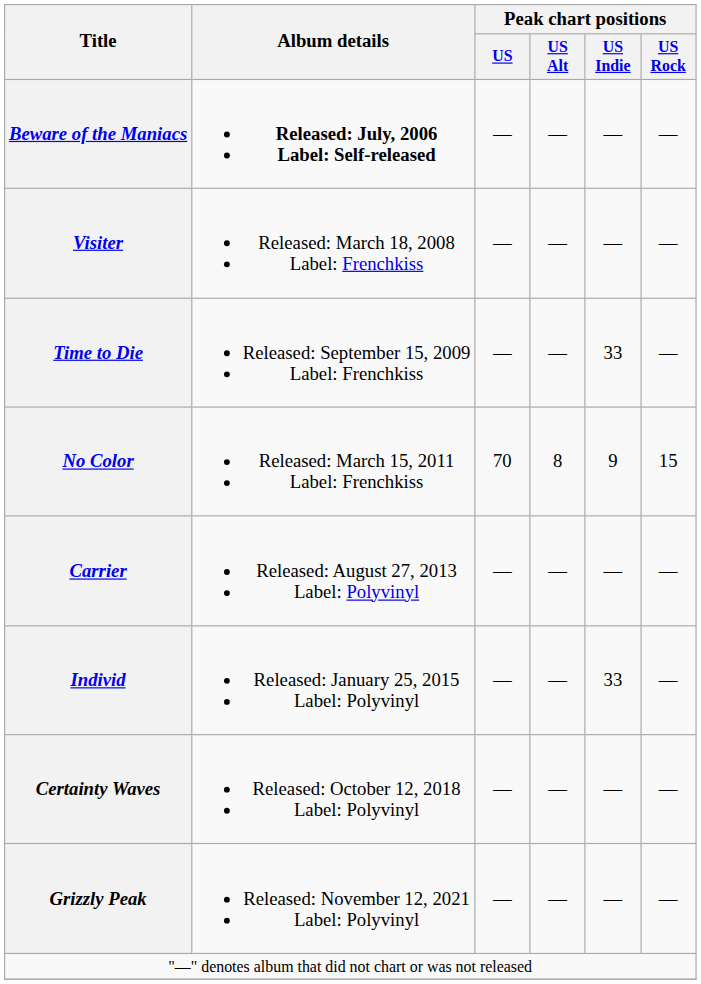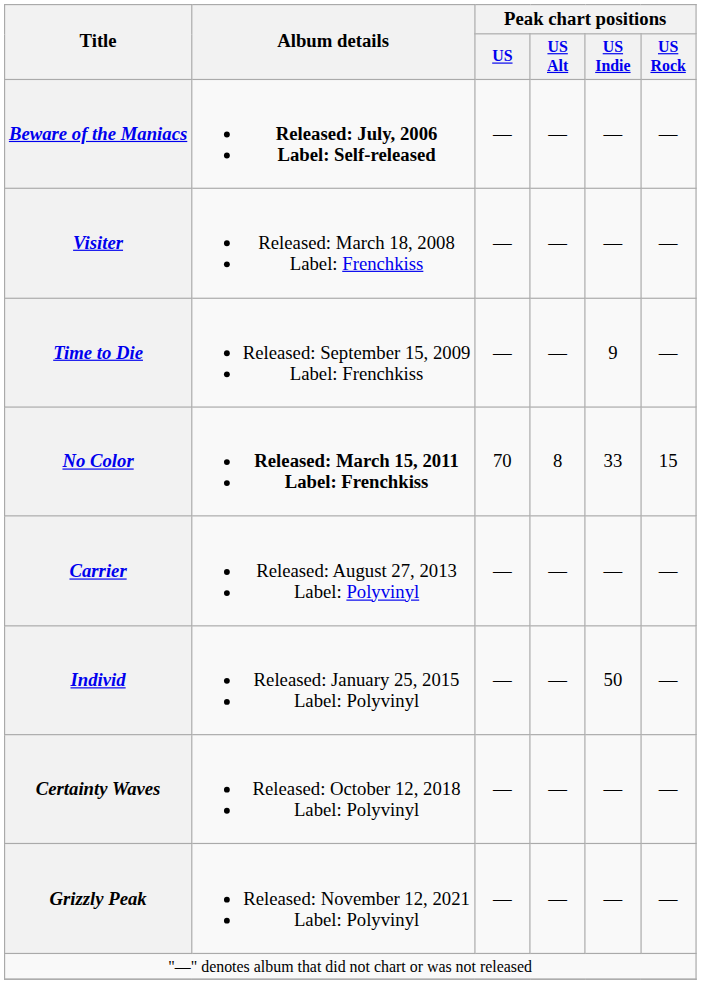(613, 352) 33 -> (613, 352) 9
(333, 472) normal -> (333, 472) bold
(613, 461) 9 -> (613, 461) 33
(613, 680) 33 -> (613, 680) 50
